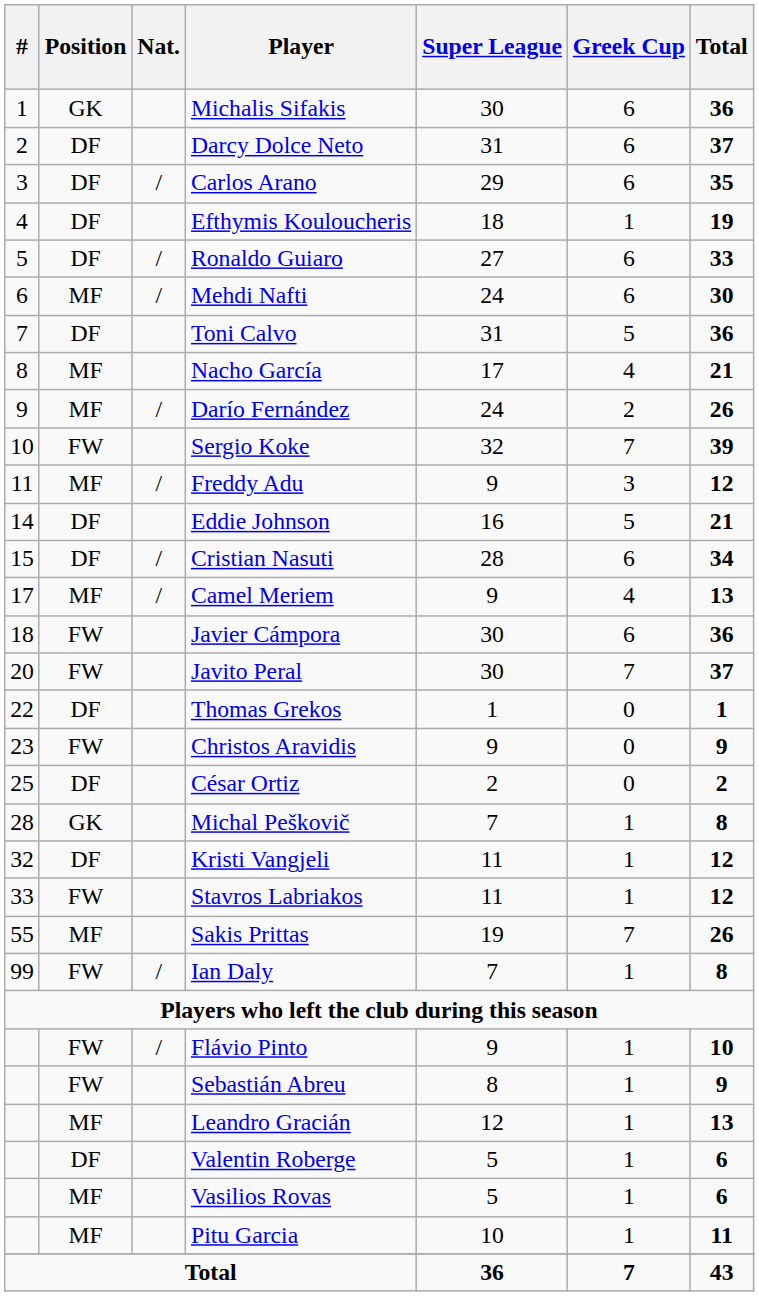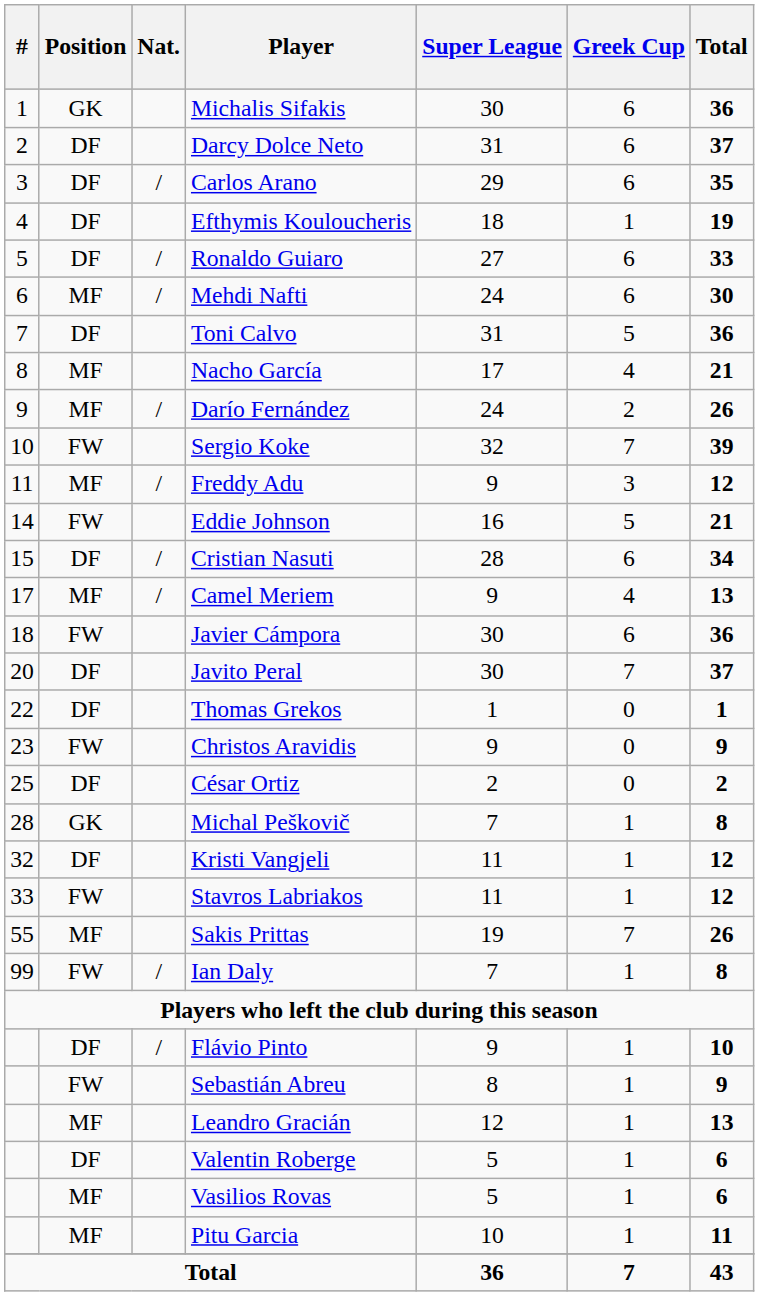(86, 521) DF -> (86, 521) FW
(86, 671) FW -> (86, 671) DF
(86, 1047) FW -> (86, 1047) DF
